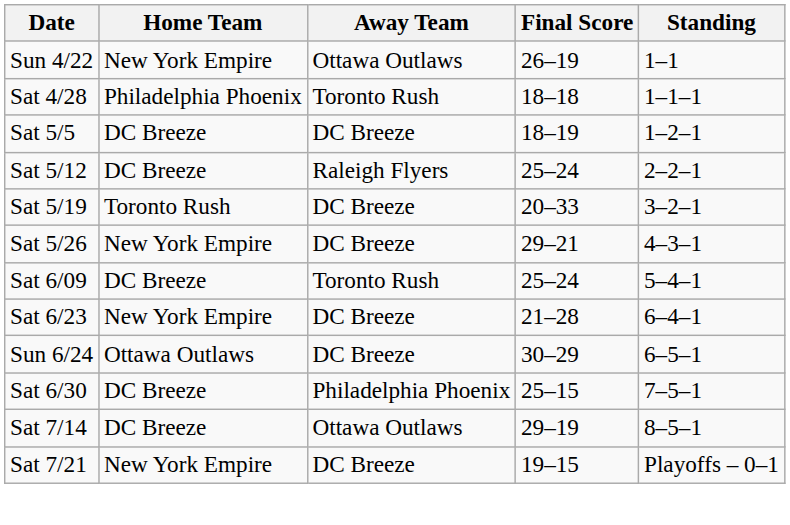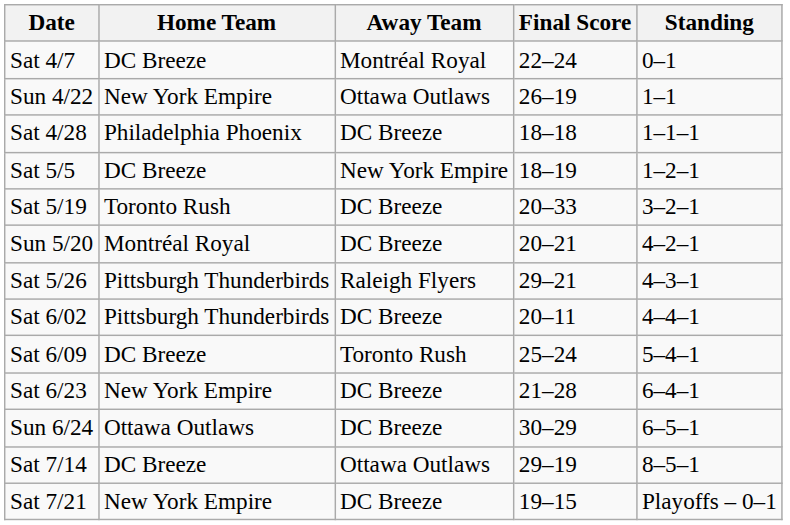+ row: (43, 59)
(376, 96) Toronto Rush -> (391, 133) DC Breeze
(364, 133) DC Breeze -> (424, 170) New York Empire
- row: (48, 170)
+ row: (52, 243)
(188, 243) New York Empire -> (217, 280) Pittsburgh Thunderbirds
(364, 243) DC Breeze -> (408, 280) Raleigh Flyers
+ row: (48, 317)
- row: (48, 390)
